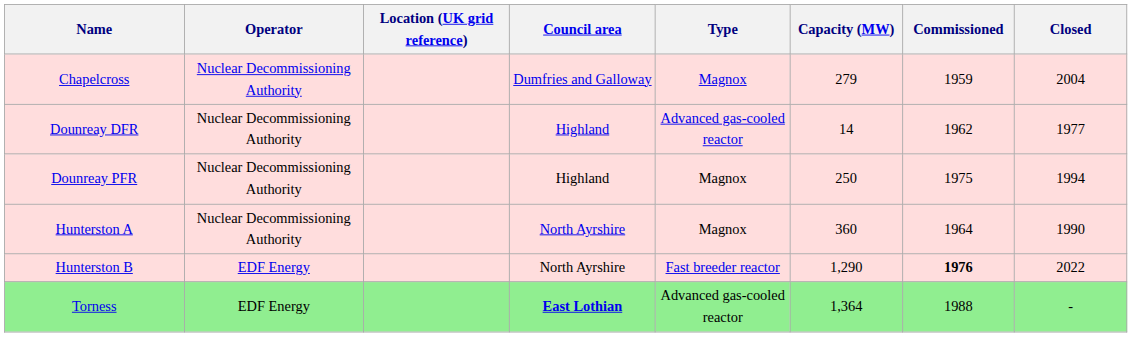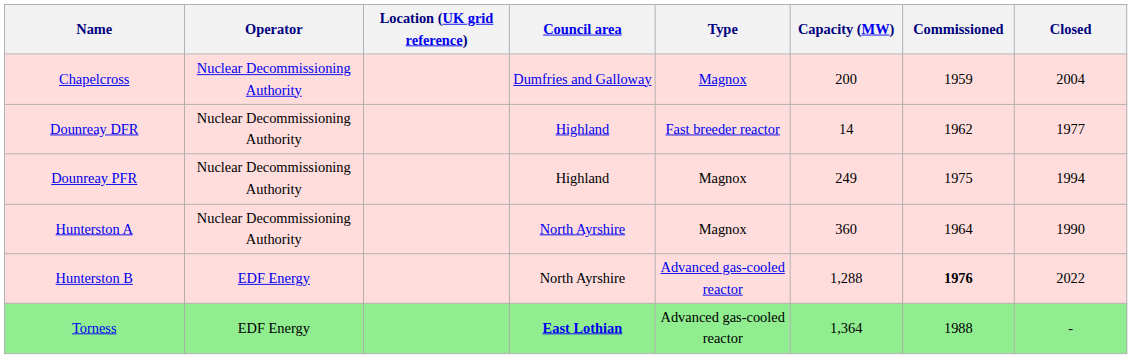(846, 79) 279 -> (846, 79) 200
(723, 129) Advanced gas-cooled reactor -> (723, 129) Fast breeder reactor
(846, 178) 250 -> (846, 178) 249
(723, 267) Fast breeder reactor -> (723, 278) Advanced gas-cooled reactor
(846, 267) 1,290 -> (846, 278) 1,288
